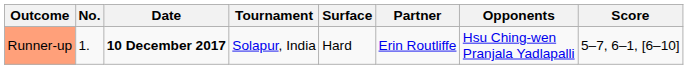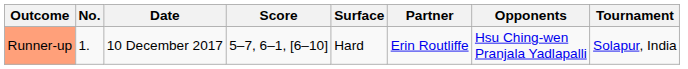columns swapped: (274, 15) <-> (630, 15)
(166, 45) bold -> (165, 45) normal
